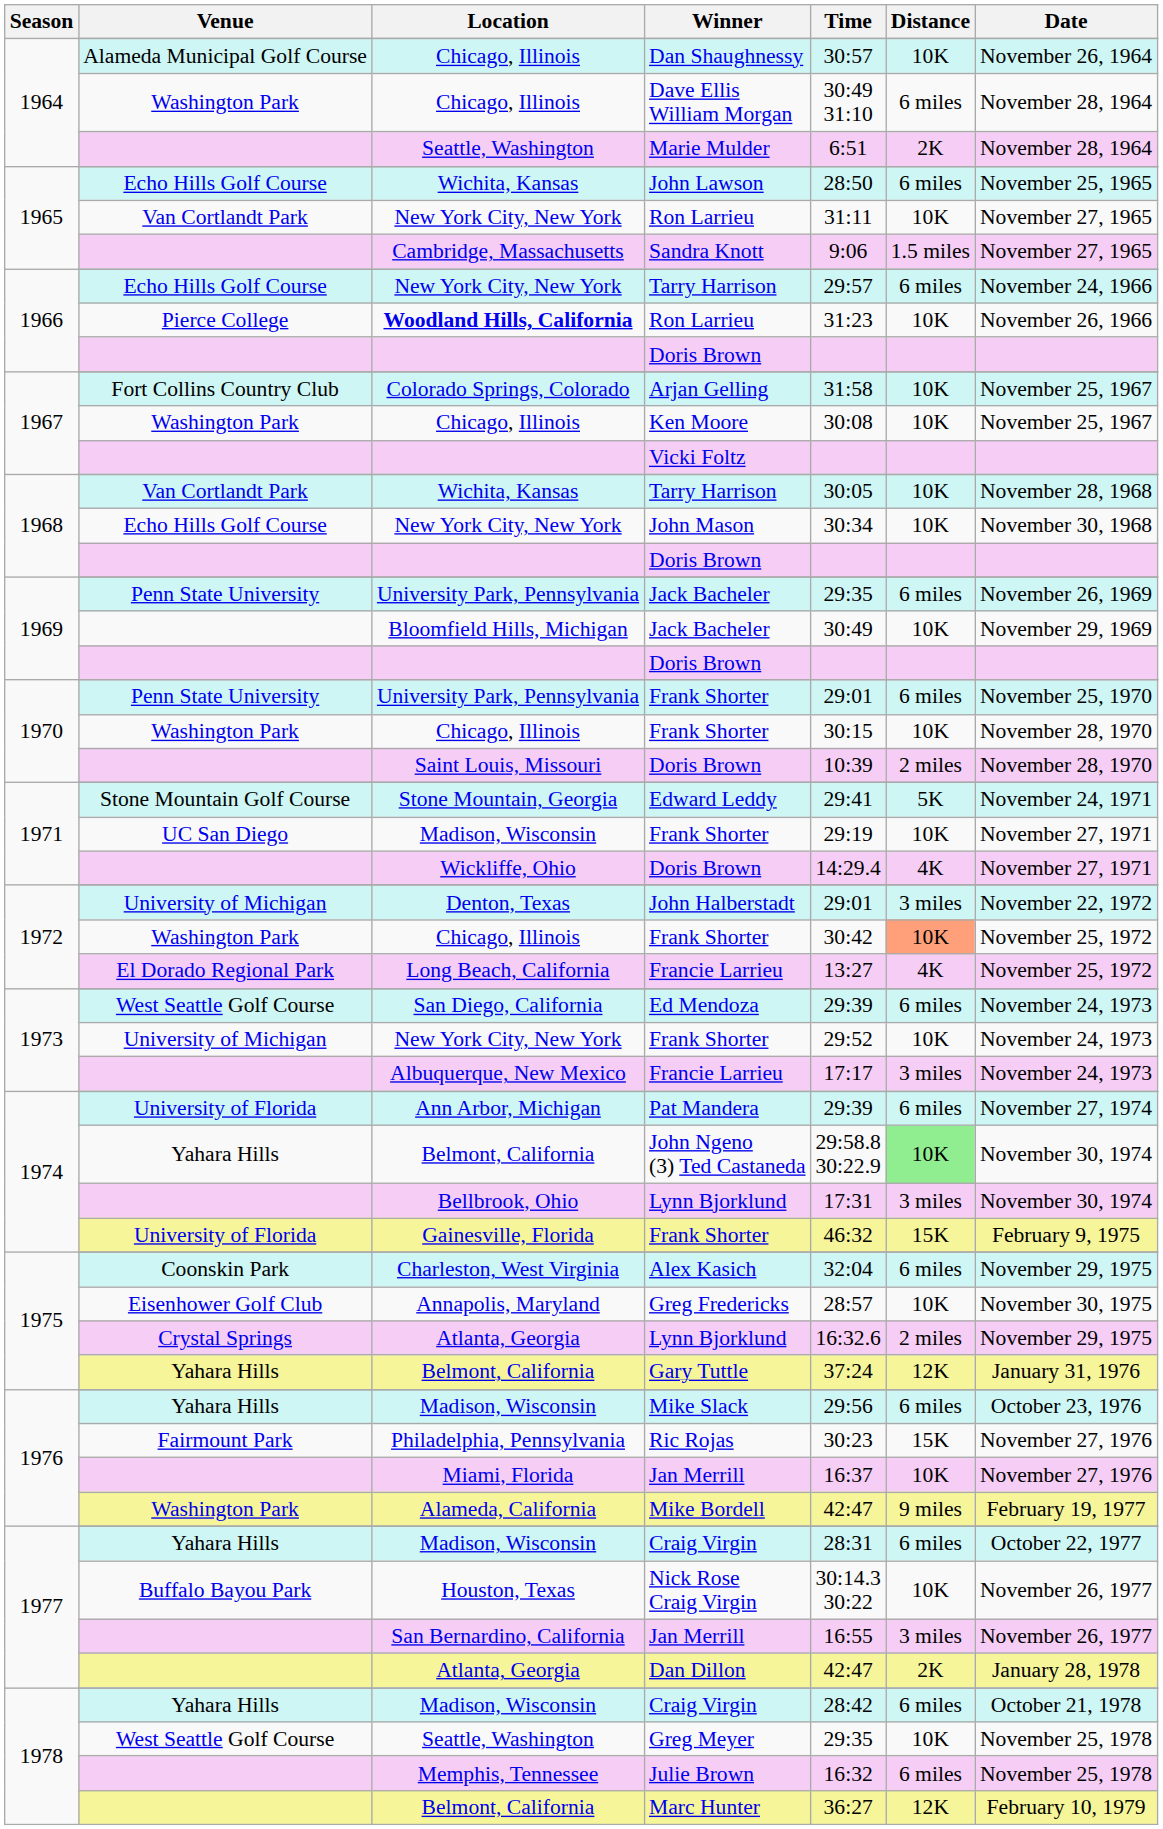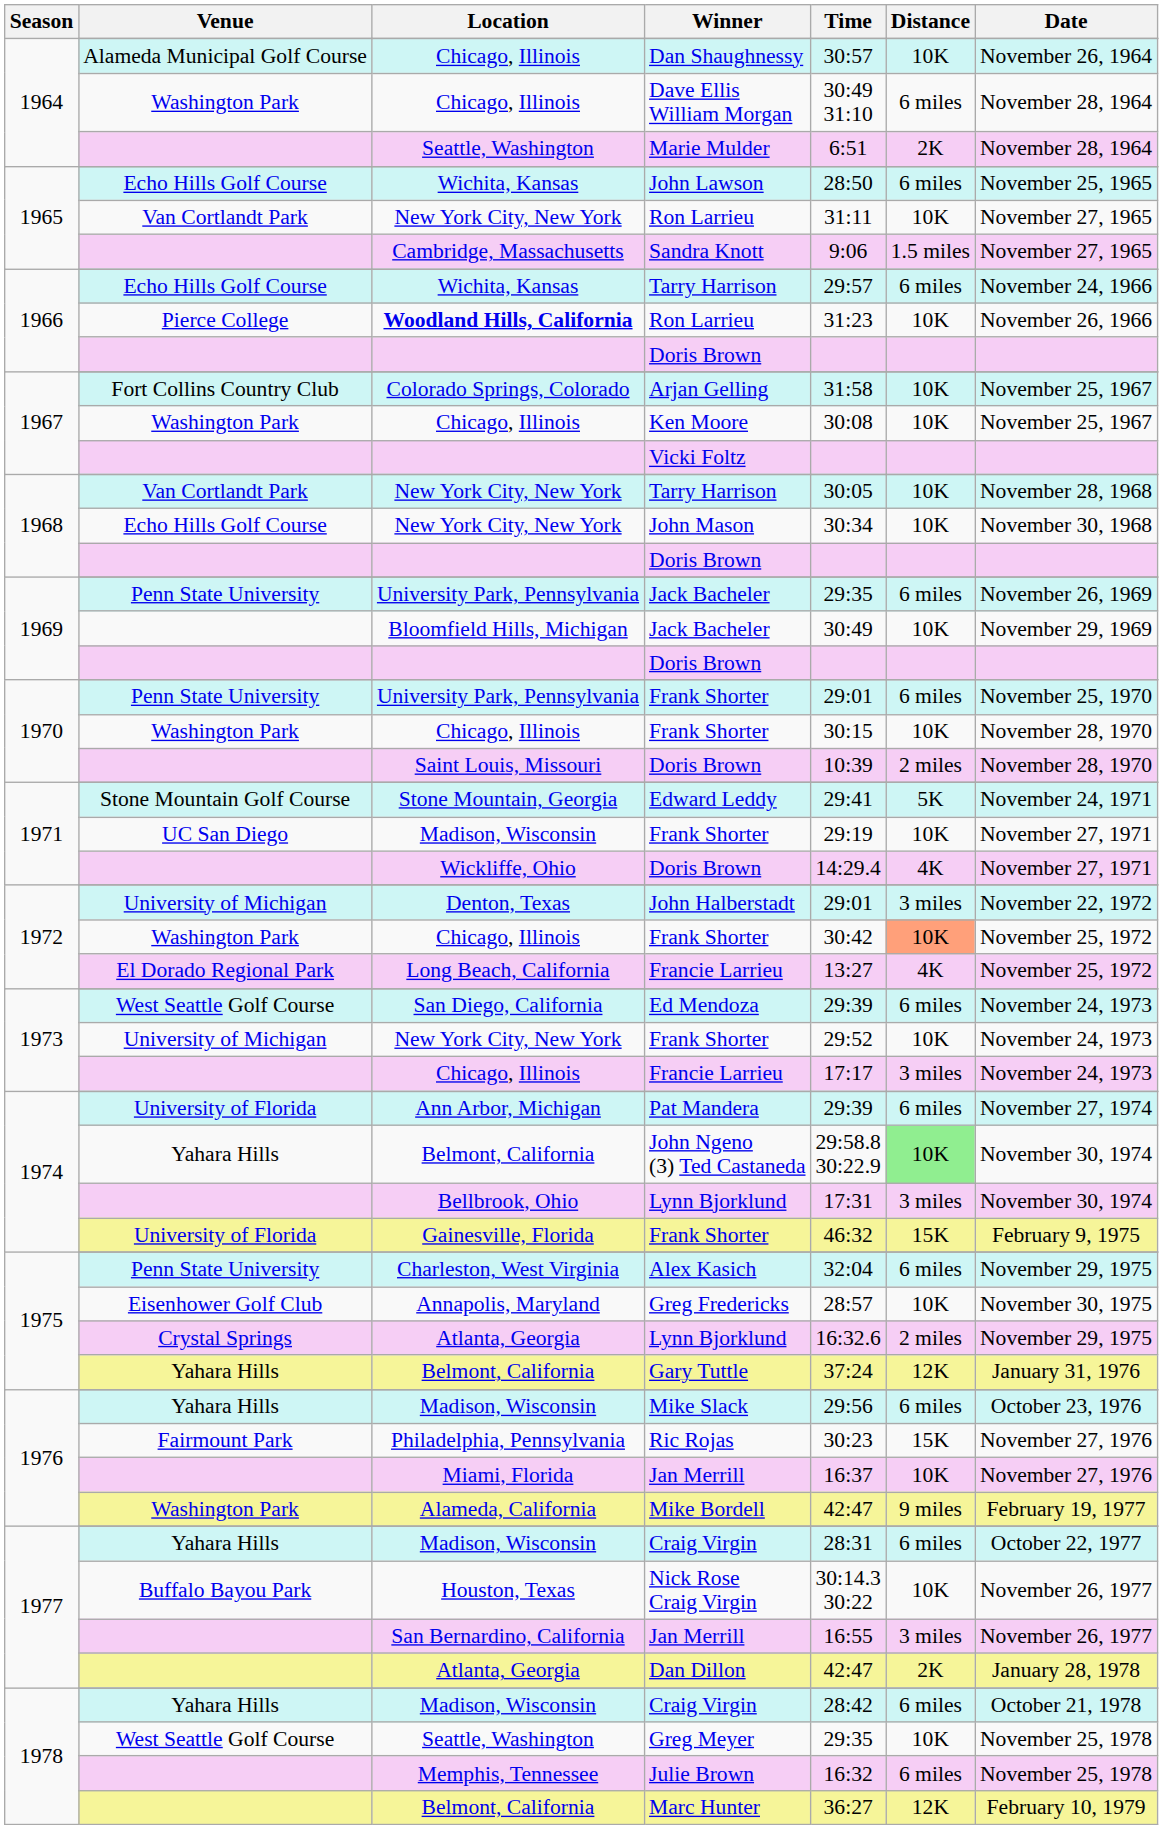(508, 285) New York City, New York -> (508, 285) Wichita, Kansas
(508, 491) Wichita, Kansas -> (508, 491) New York City, New York
(508, 1073) Albuquerque, New Mexico -> (508, 1073) Chicago, Illinois
(225, 1269) Coonskin Park -> (225, 1269) Penn State University
